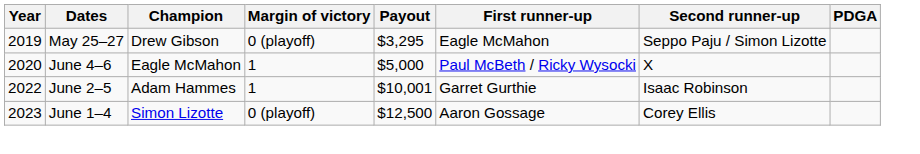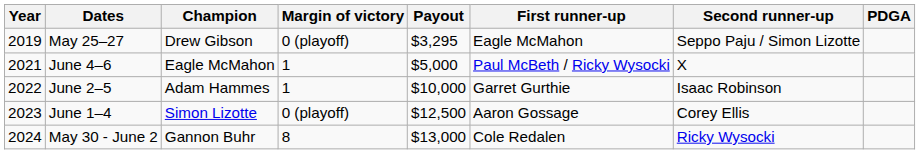(25, 64) 2020 -> (25, 64) 2021
(405, 88) $10,001 -> (439, 88) $10,000
+ row: (103, 137)
